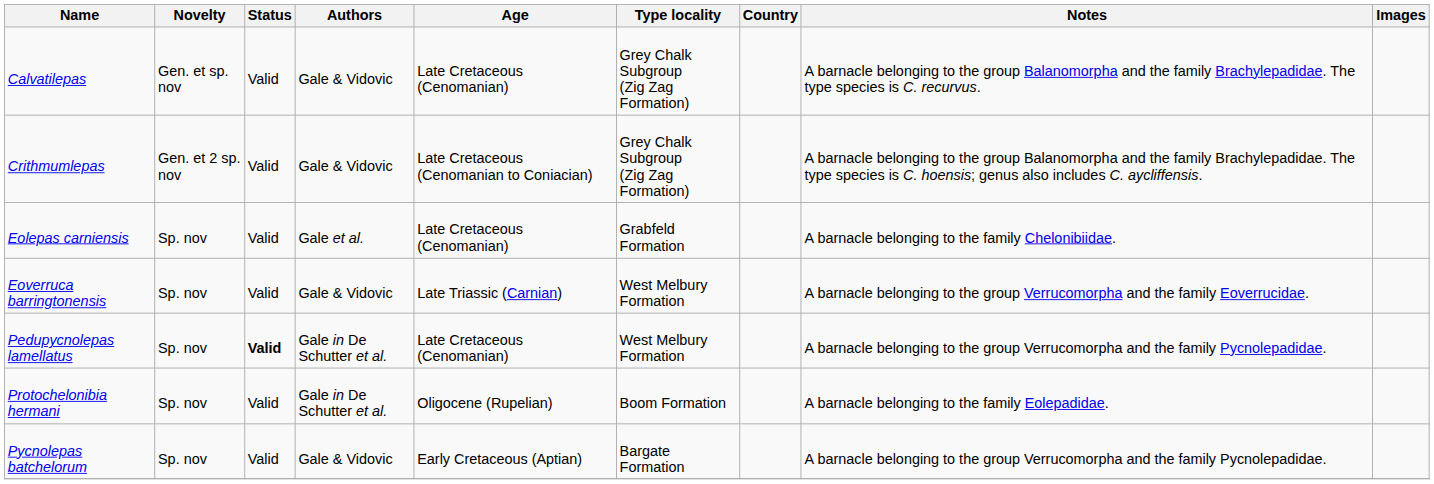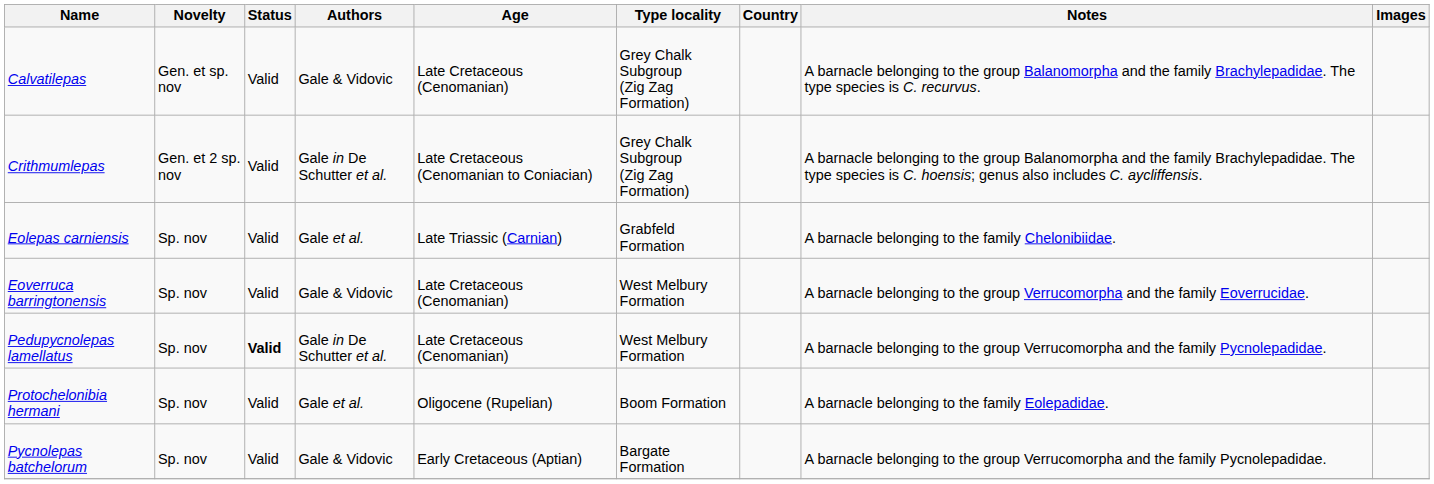(346, 166) Gale & Vidovic -> (343, 166) Gale in De Schutter et al.
(470, 238) Late Cretaceous (Cenomanian) -> (490, 238) Late Triassic (Carnian)
(490, 293) Late Triassic (Carnian) -> (470, 293) Late Cretaceous (Cenomanian)
(343, 404) Gale in De Schutter et al. -> (331, 404) Gale et al.
